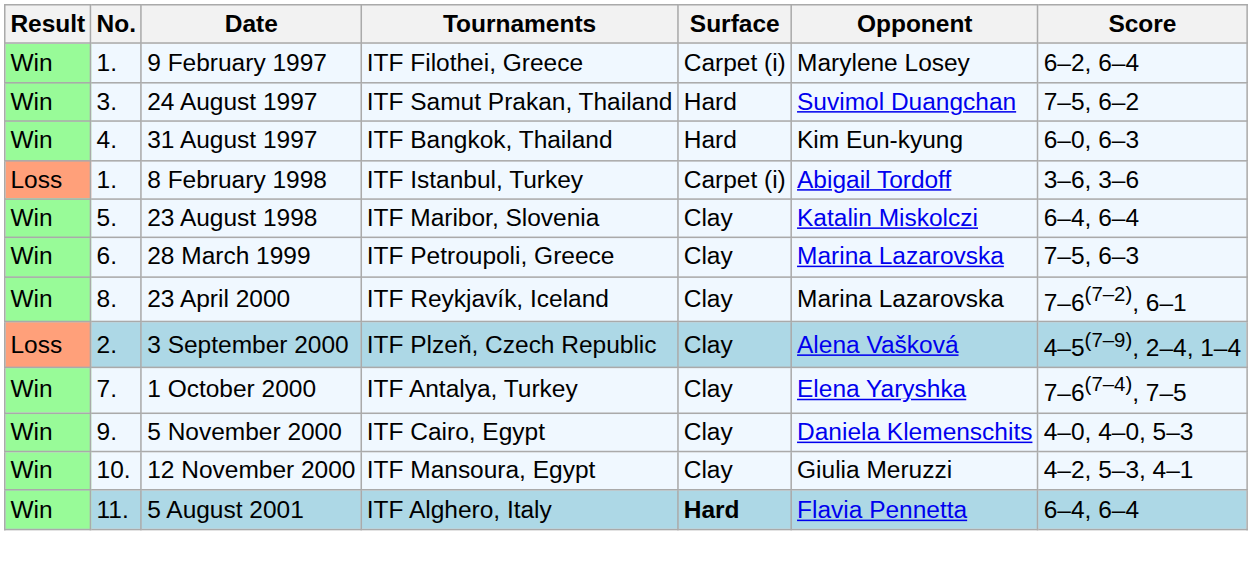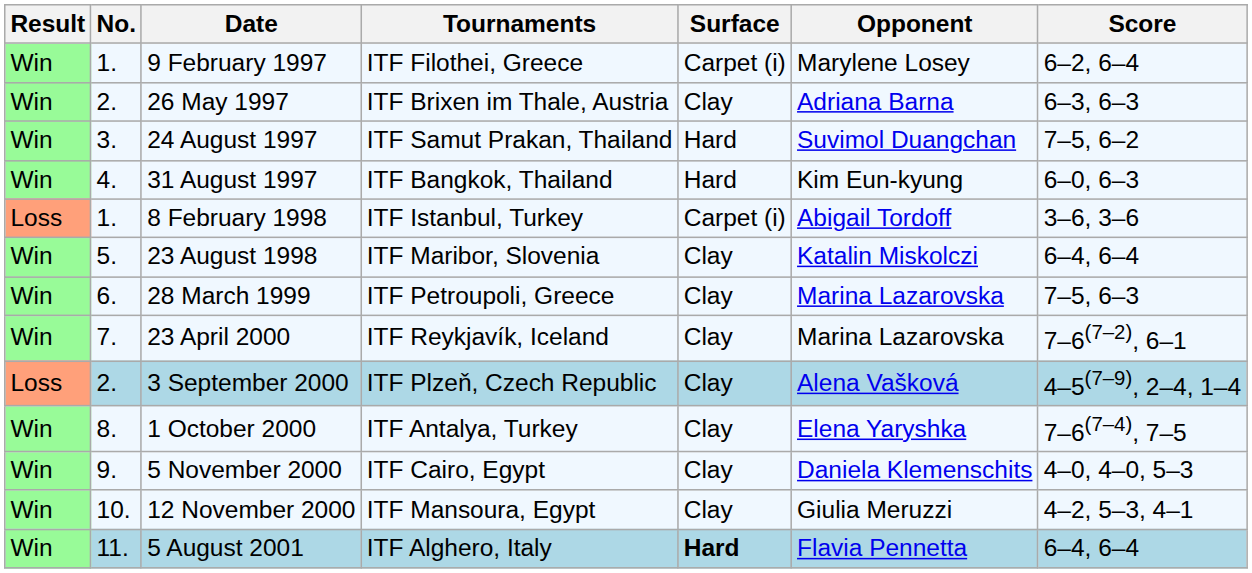+ row: (218, 101)
(107, 298) 8. -> (107, 337) 7.
(107, 389) 7. -> (107, 428) 8.
